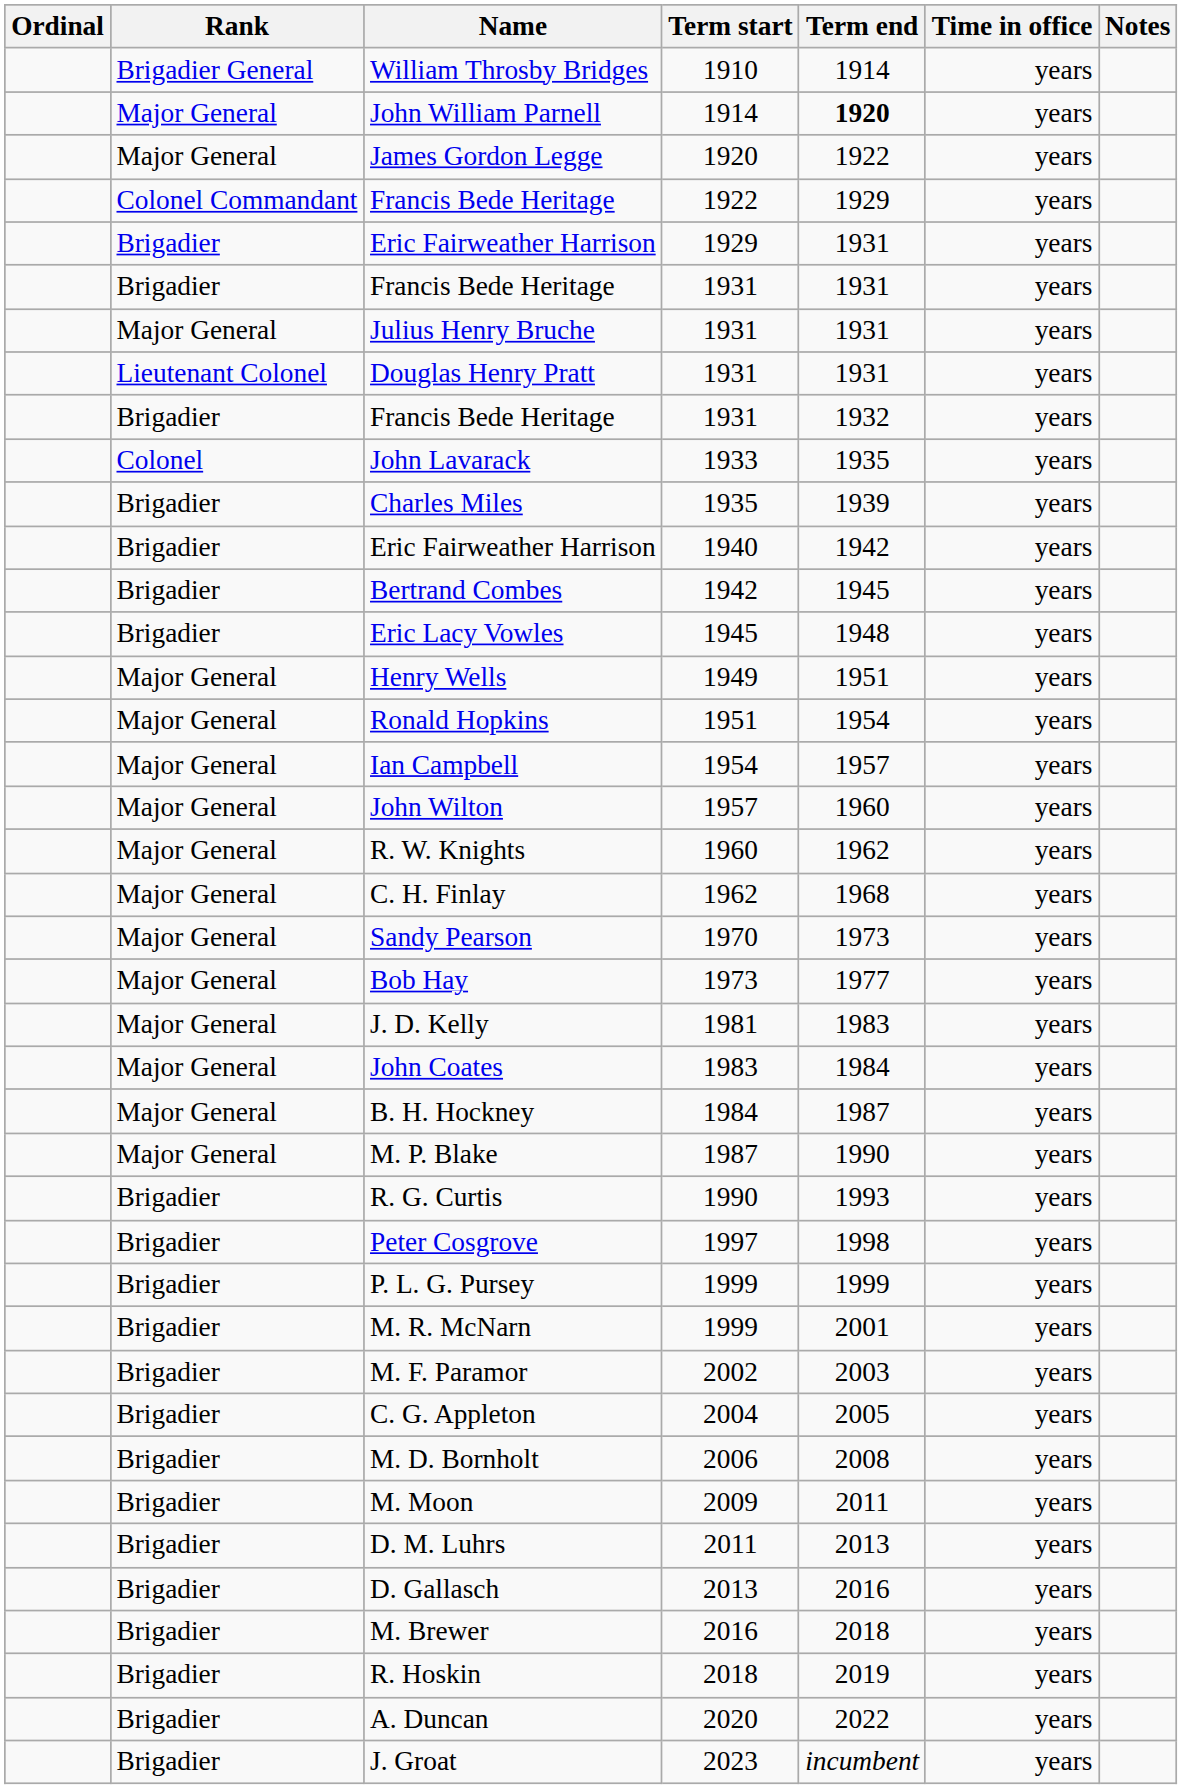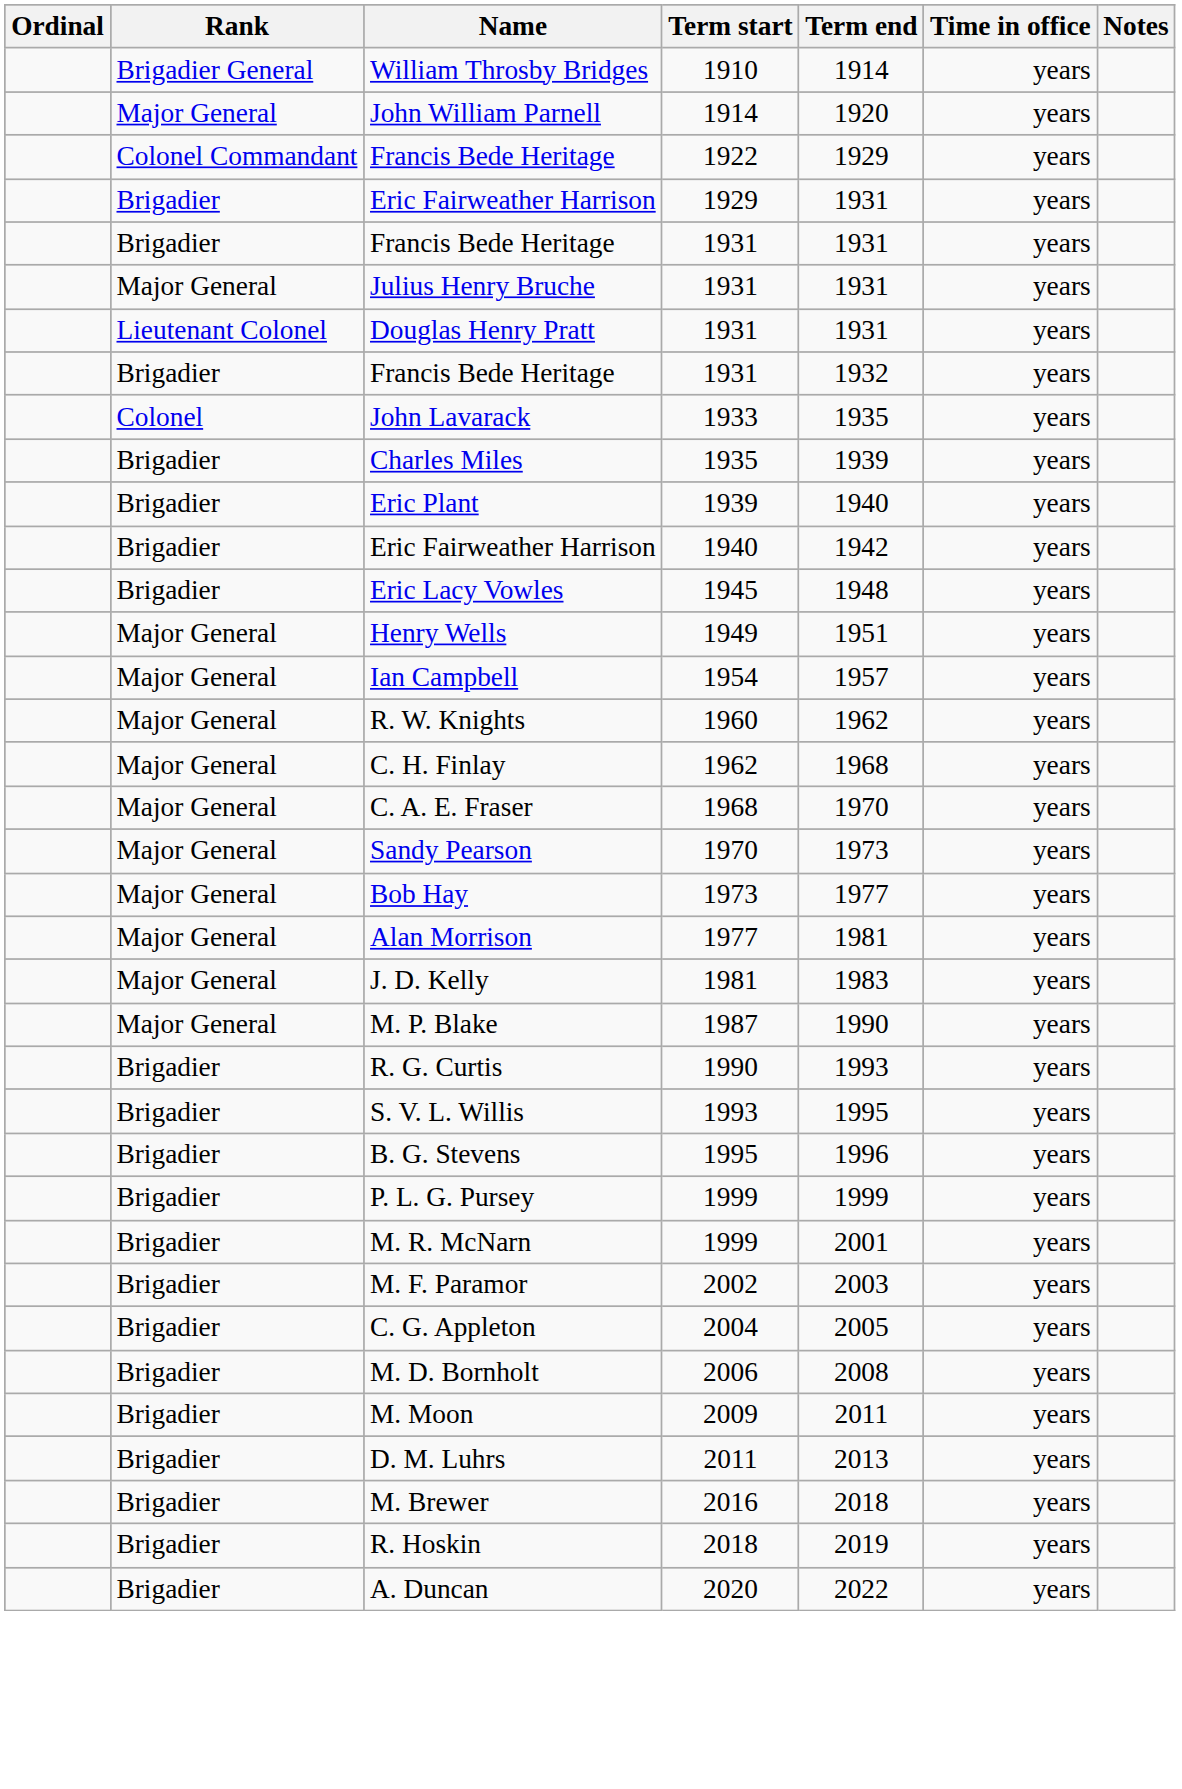(862, 112) bold -> (861, 112) normal
- row: (486, 156)
+ row: (424, 503)
- row: (466, 590)
- row: (459, 720)
- row: (436, 807)
+ row: (451, 807)
+ row: (451, 937)
- row: (437, 1067)
- row: (452, 1110)
+ row: (447, 1110)
+ row: (445, 1154)
- row: (454, 1241)
- row: (435, 1588)
- row: (413, 1761)
